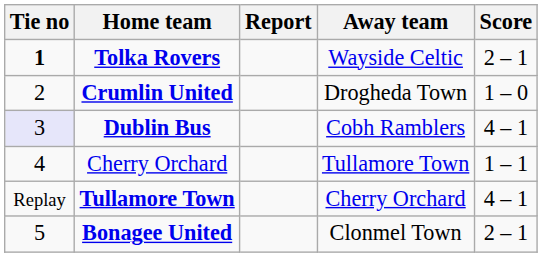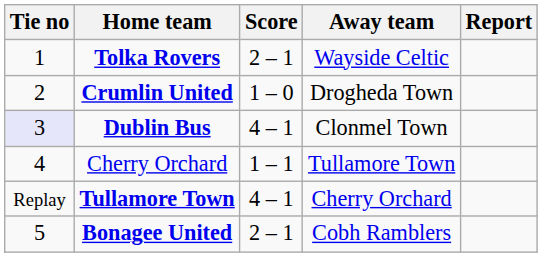columns swapped: (506, 22) <-> (278, 22)
(40, 57) bold -> (40, 57) normal
(396, 127) Cobh Ramblers -> (382, 127) Clonmel Town
(396, 233) Clonmel Town -> (382, 233) Cobh Ramblers
